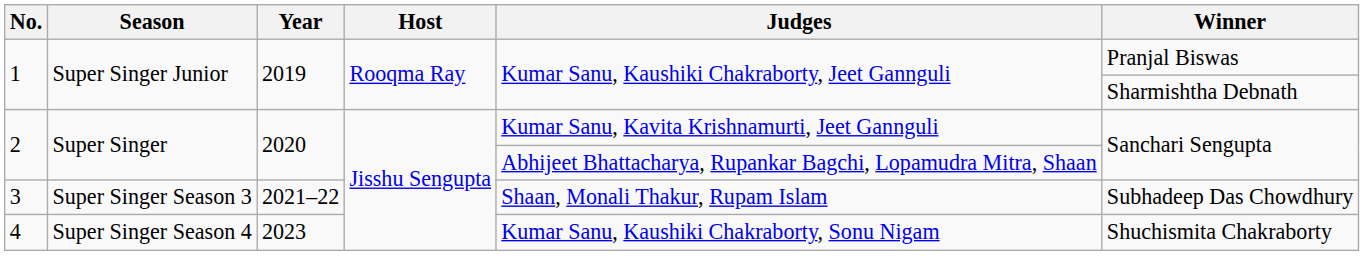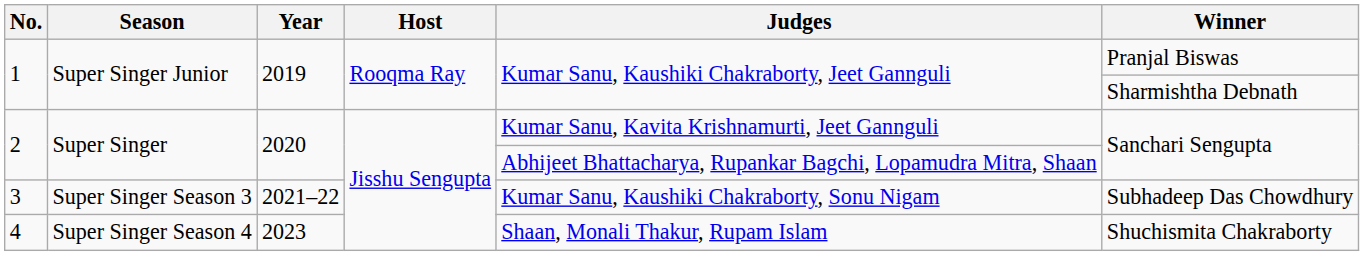(664, 197) Shaan, Monali Thakur, Rupam Islam -> (720, 197) Kumar Sanu, Kaushiki Chakraborty, Sonu Nigam
(720, 232) Kumar Sanu, Kaushiki Chakraborty, Sonu Nigam -> (664, 232) Shaan, Monali Thakur, Rupam Islam
